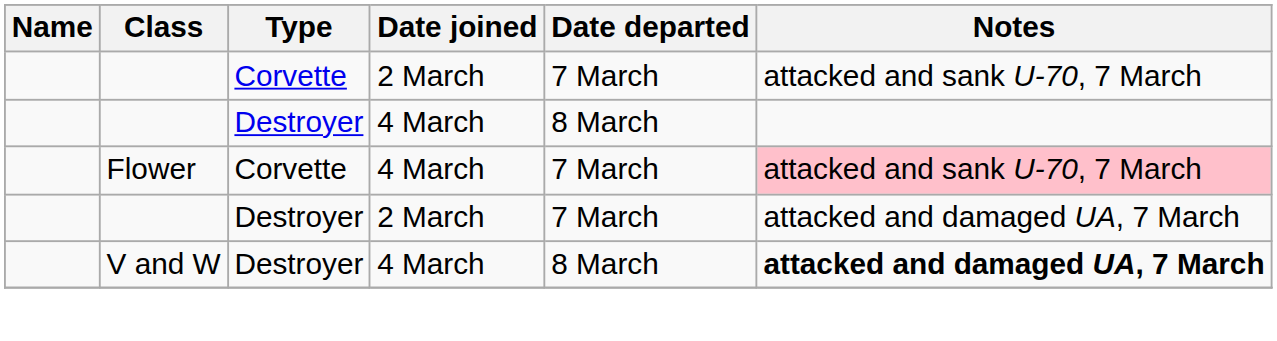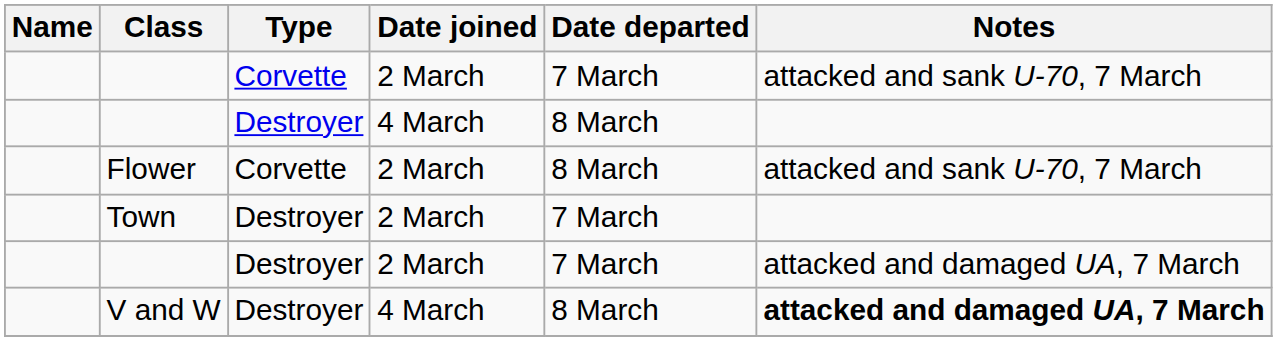(431, 169) 4 March -> (431, 169) 2 March
(605, 169) 7 March -> (605, 169) 8 March
(983, 169) pink background -> (983, 169) no background
+ row: (141, 216)
